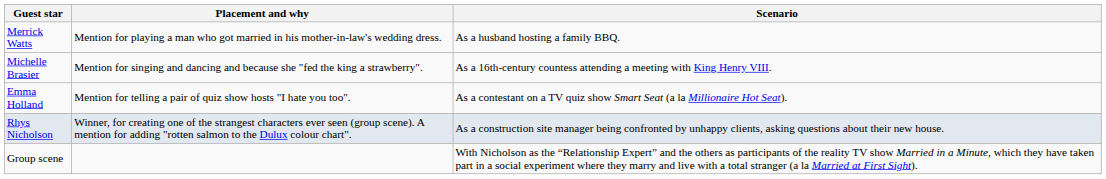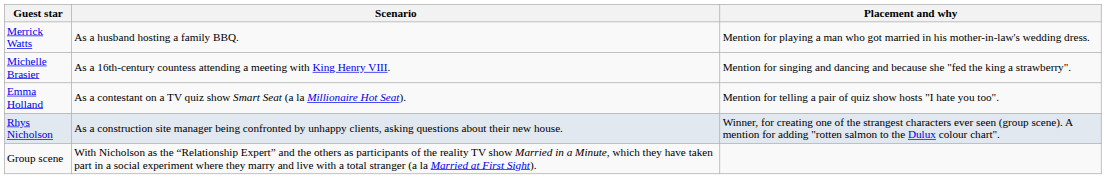columns swapped: (777, 13) <-> (262, 13)
